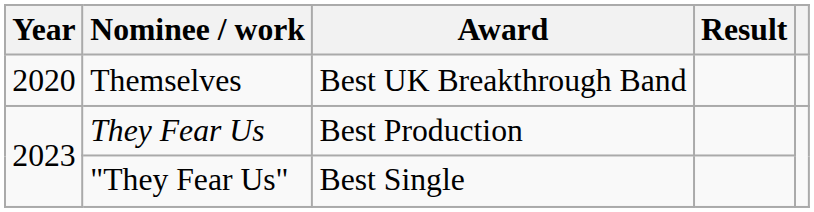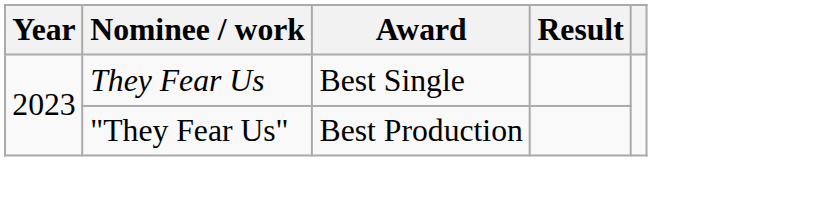- row: (166, 79)
(421, 130) Best Production -> (392, 79) Best Single
(392, 180) Best Single -> (421, 130) Best Production
